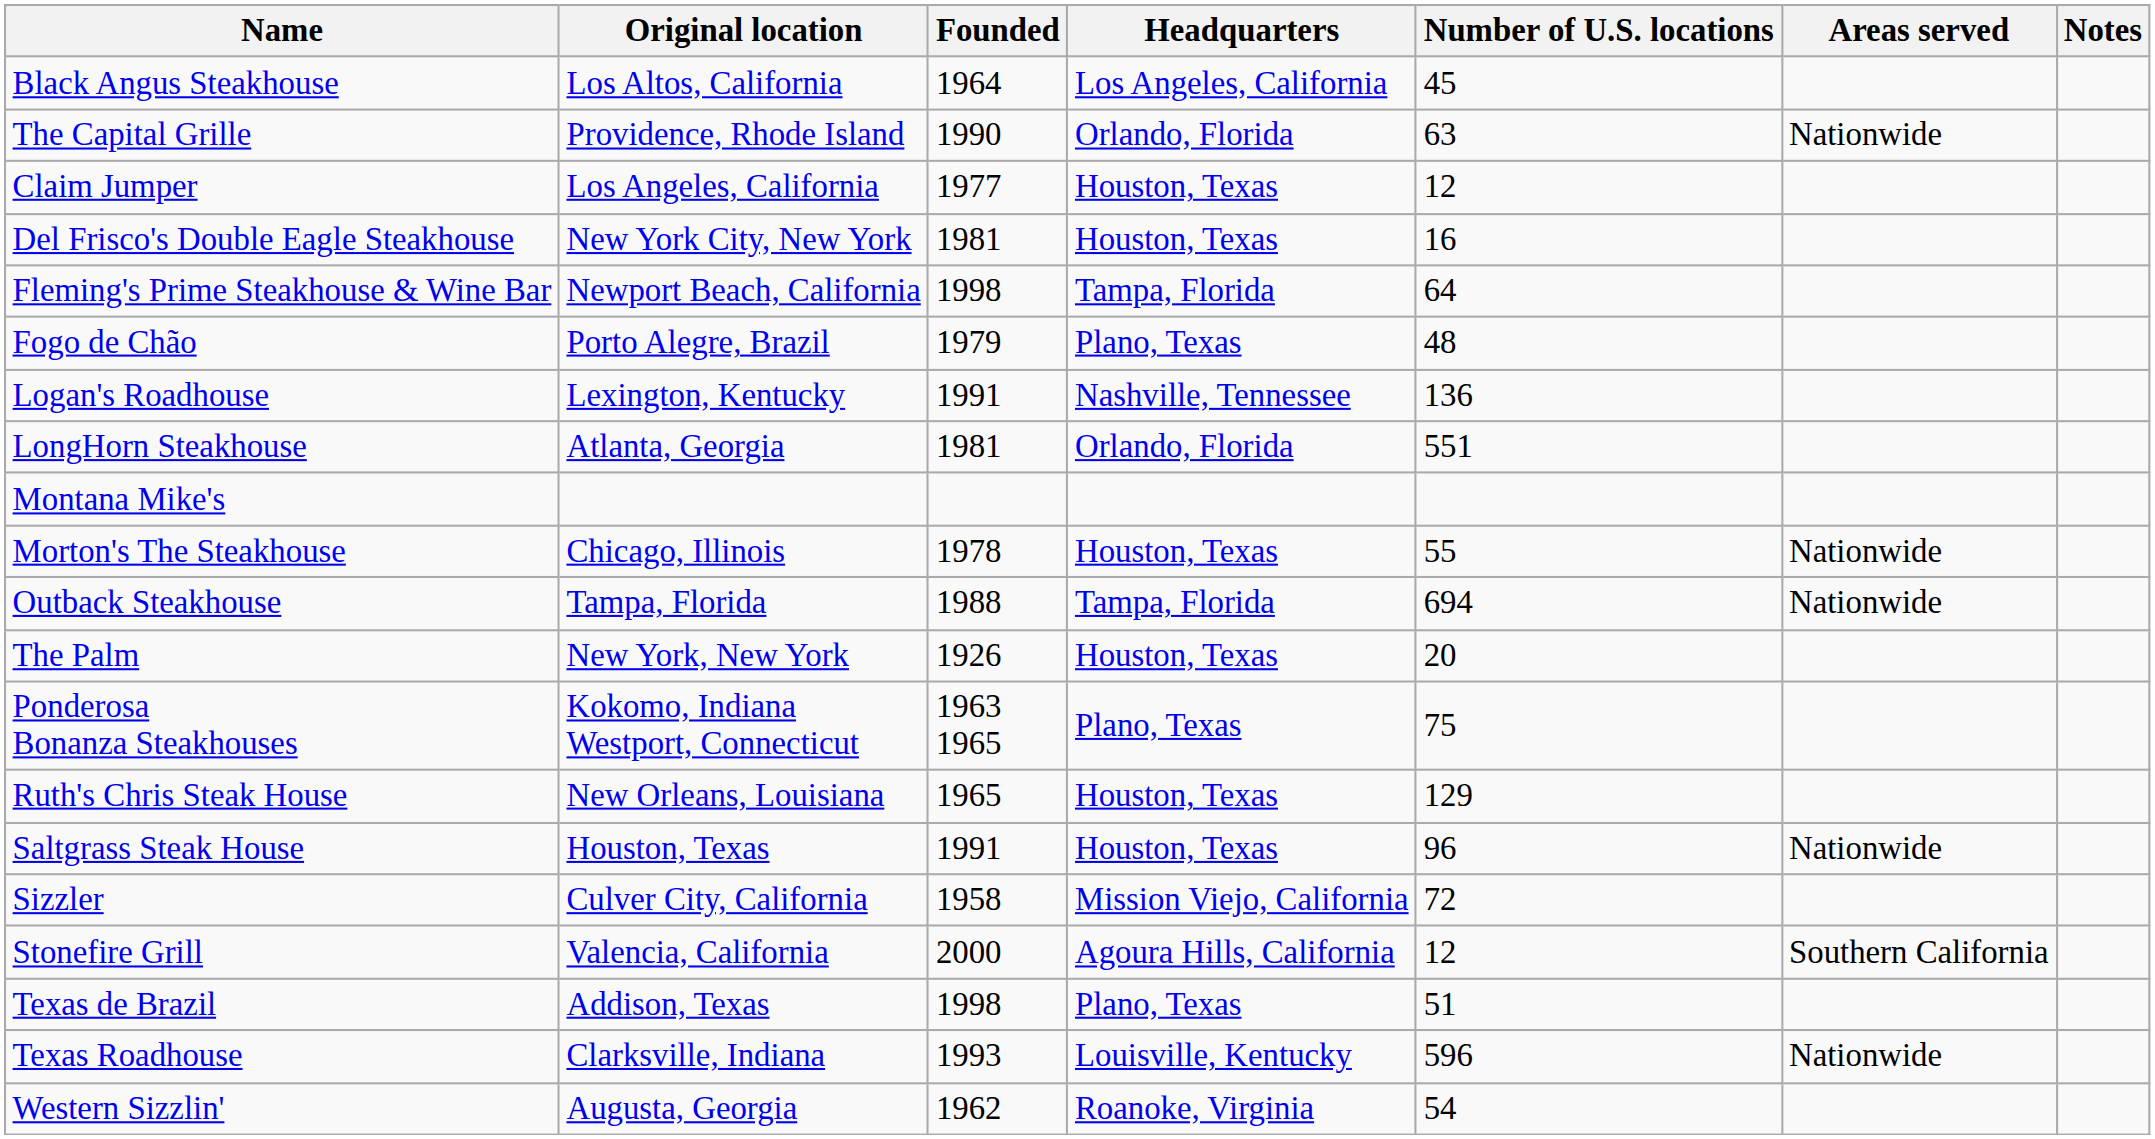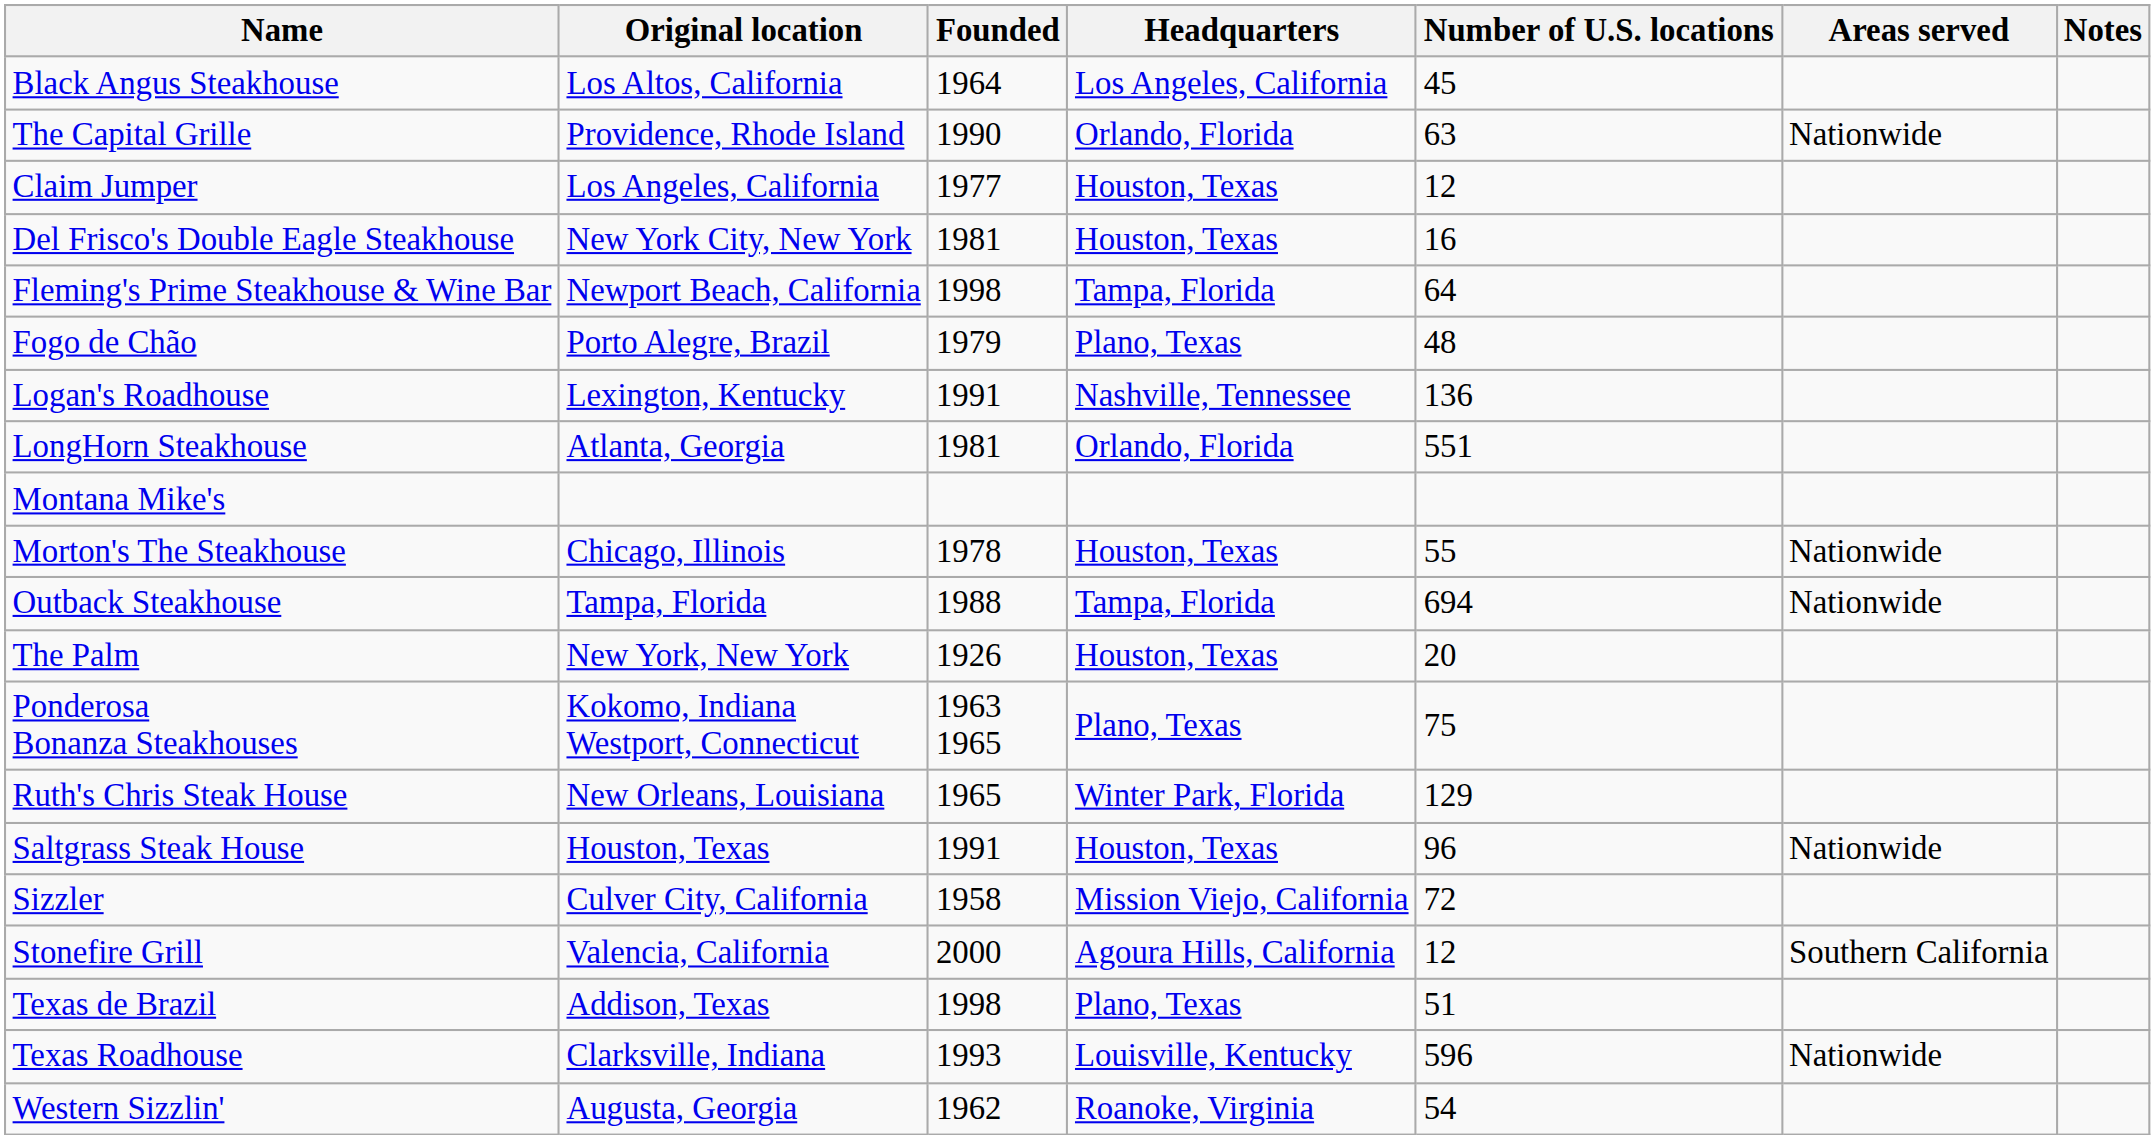(1176, 795) Houston, Texas -> (1210, 795) Winter Park, Florida
